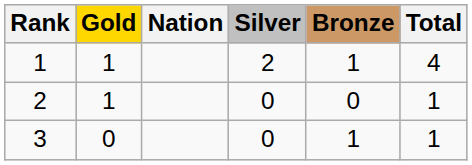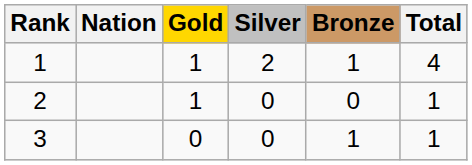columns swapped: (185, 23) <-> (109, 23)
